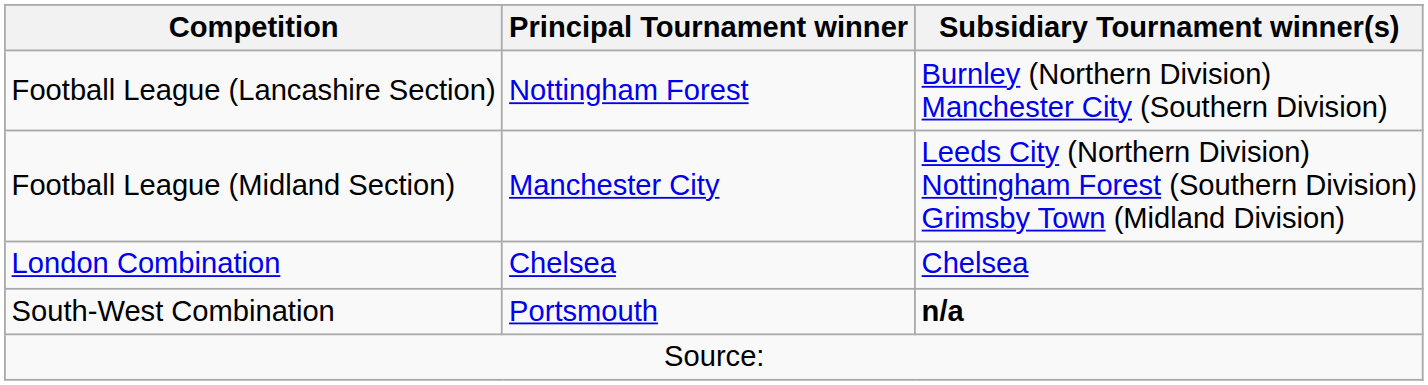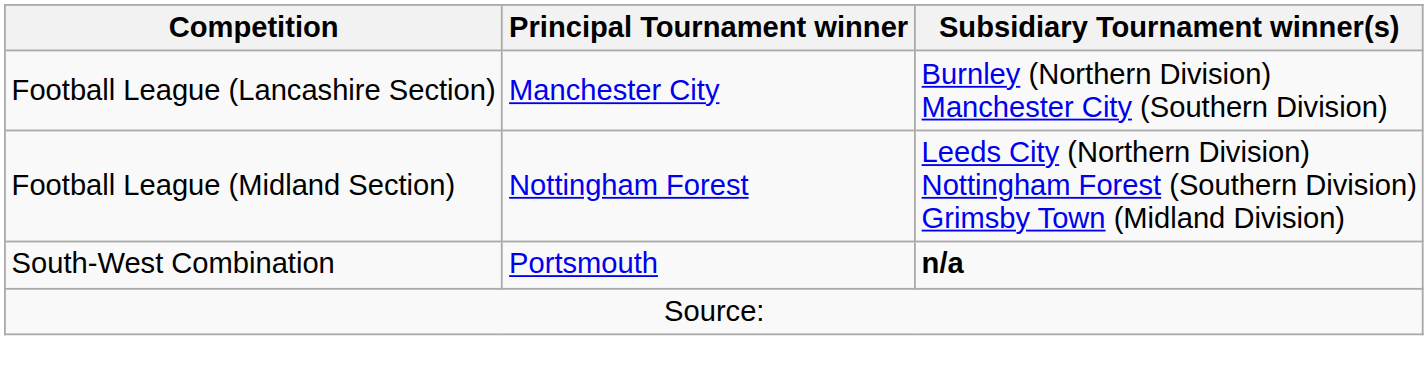(629, 90) Nottingham Forest -> (614, 90) Manchester City
(614, 185) Manchester City -> (629, 185) Nottingham Forest
- row: (146, 264)
